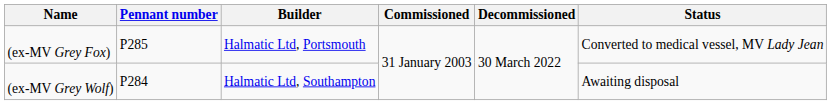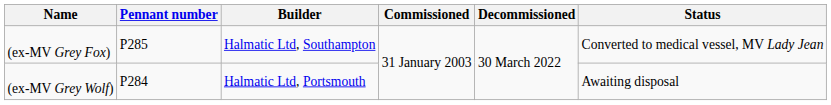(295, 44) Halmatic Ltd, Portsmouth -> (300, 44) Halmatic Ltd, Southampton
(300, 81) Halmatic Ltd, Southampton -> (295, 81) Halmatic Ltd, Portsmouth
